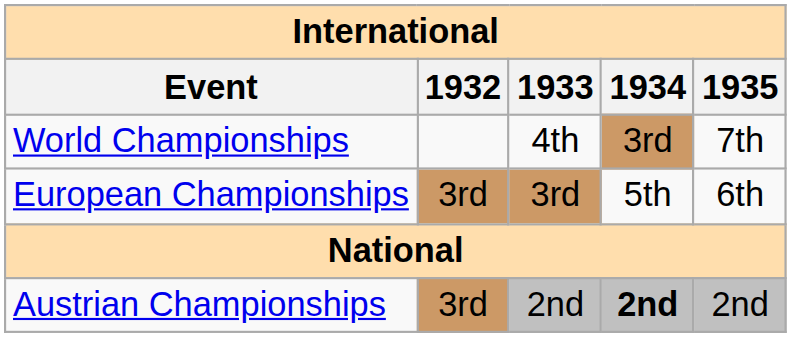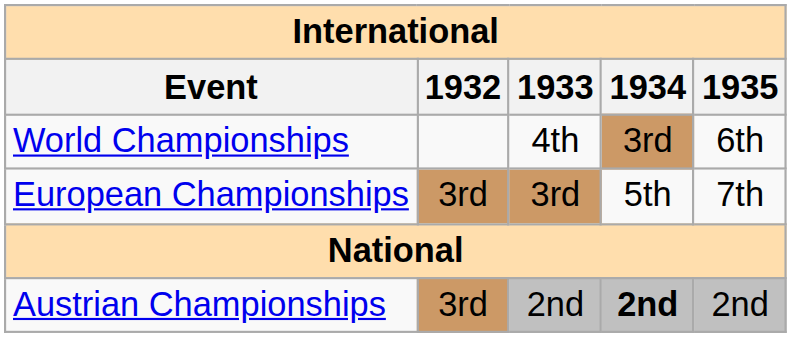(740, 140) 7th -> (740, 140) 6th
(740, 195) 6th -> (740, 195) 7th
